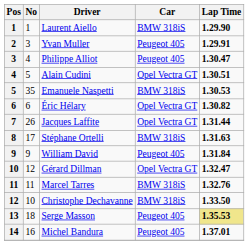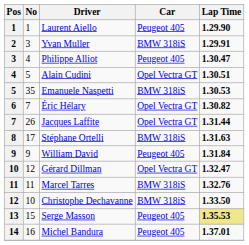(161, 27) BMW 318iS -> (161, 27) Peugeot 405
(161, 43) Peugeot 405 -> (161, 43) BMW 318iS
(28, 106) 6 -> (28, 106) 7
(30, 216) 18 -> (30, 216) 15
